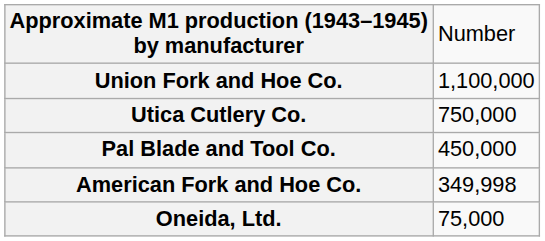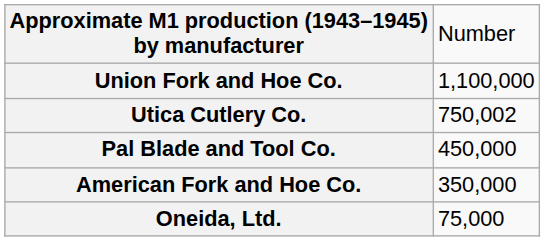(477, 115) 750,000 -> (477, 115) 750,002
(477, 184) 349,998 -> (477, 184) 350,000
